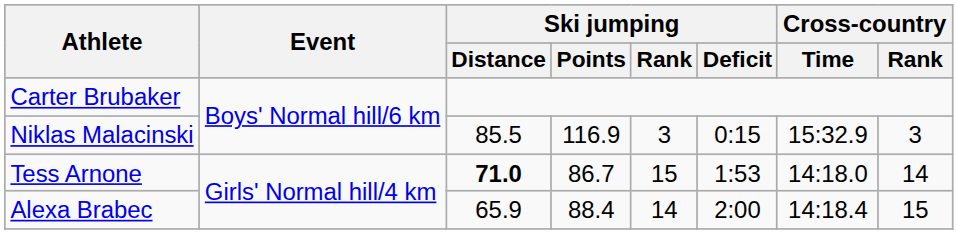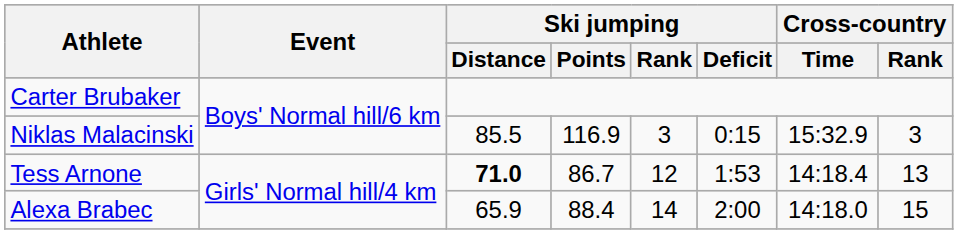(664, 173) 15 -> (664, 173) 12
(828, 173) 14:18.0 -> (828, 173) 14:18.4
(915, 173) 14 -> (915, 173) 13
(828, 211) 14:18.4 -> (828, 211) 14:18.0
